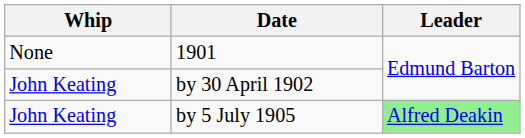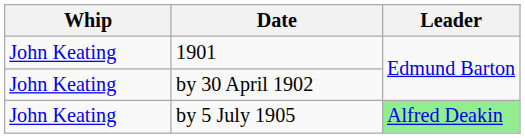(31, 52) None -> (63, 52) John Keating
